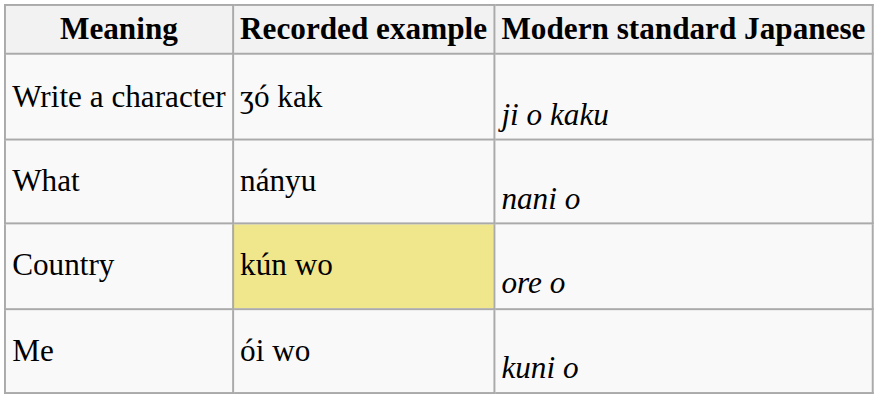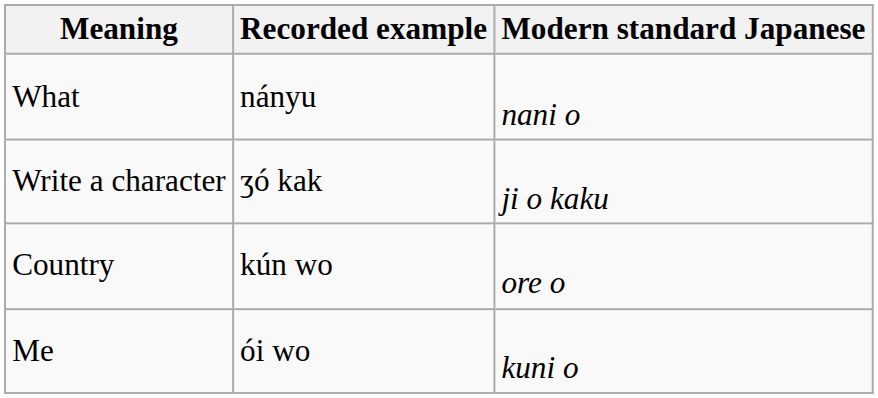rows swapped: (119, 96) <-> (46, 180)
(286, 265) khaki background -> (286, 265) no background
